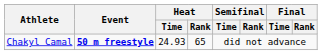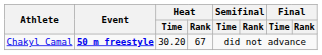(172, 41) 24.93 -> (172, 41) 30.20
(200, 41) 65 -> (200, 41) 67
